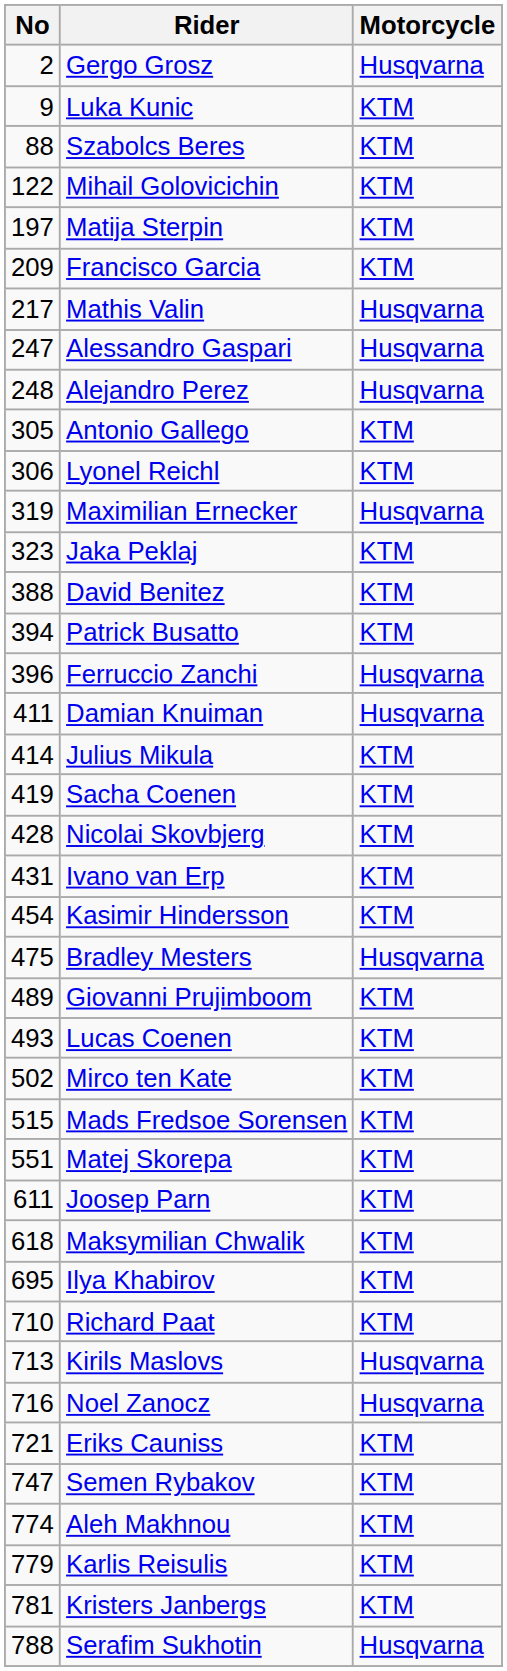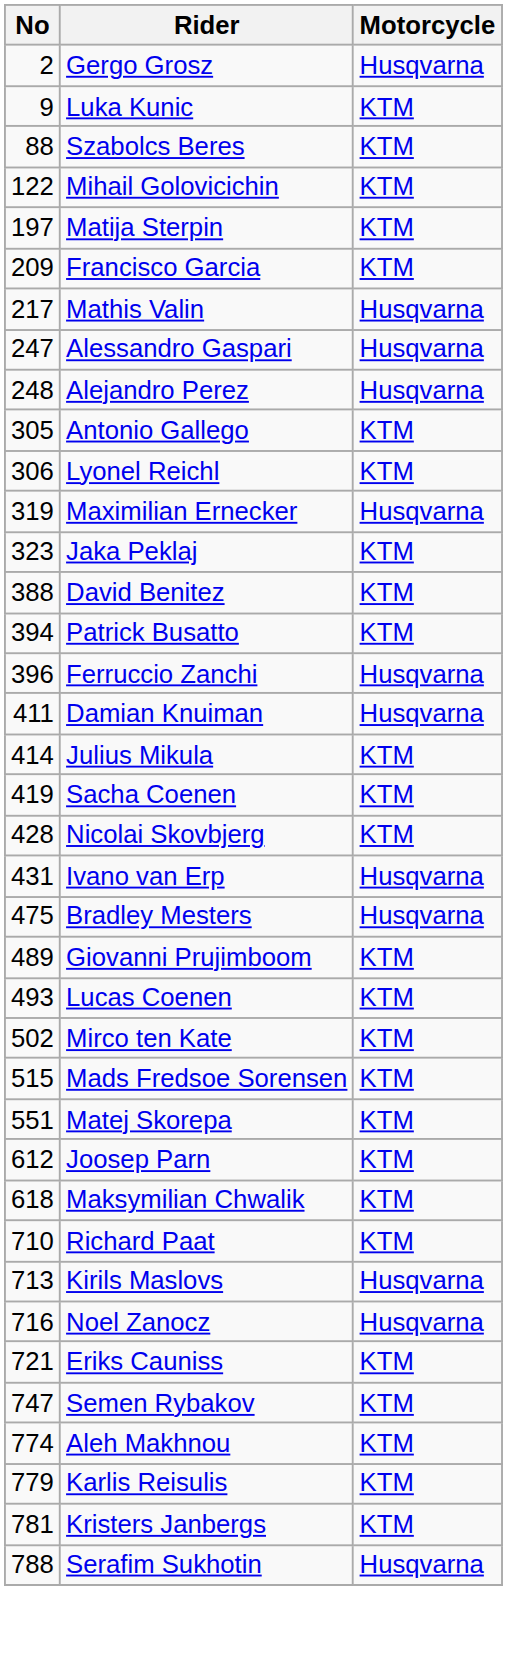(387, 876) KTM -> (422, 876) Husqvarna
- row: (177, 916)
(33, 1200) 611 -> (32, 1159) 612
- row: (140, 1281)
